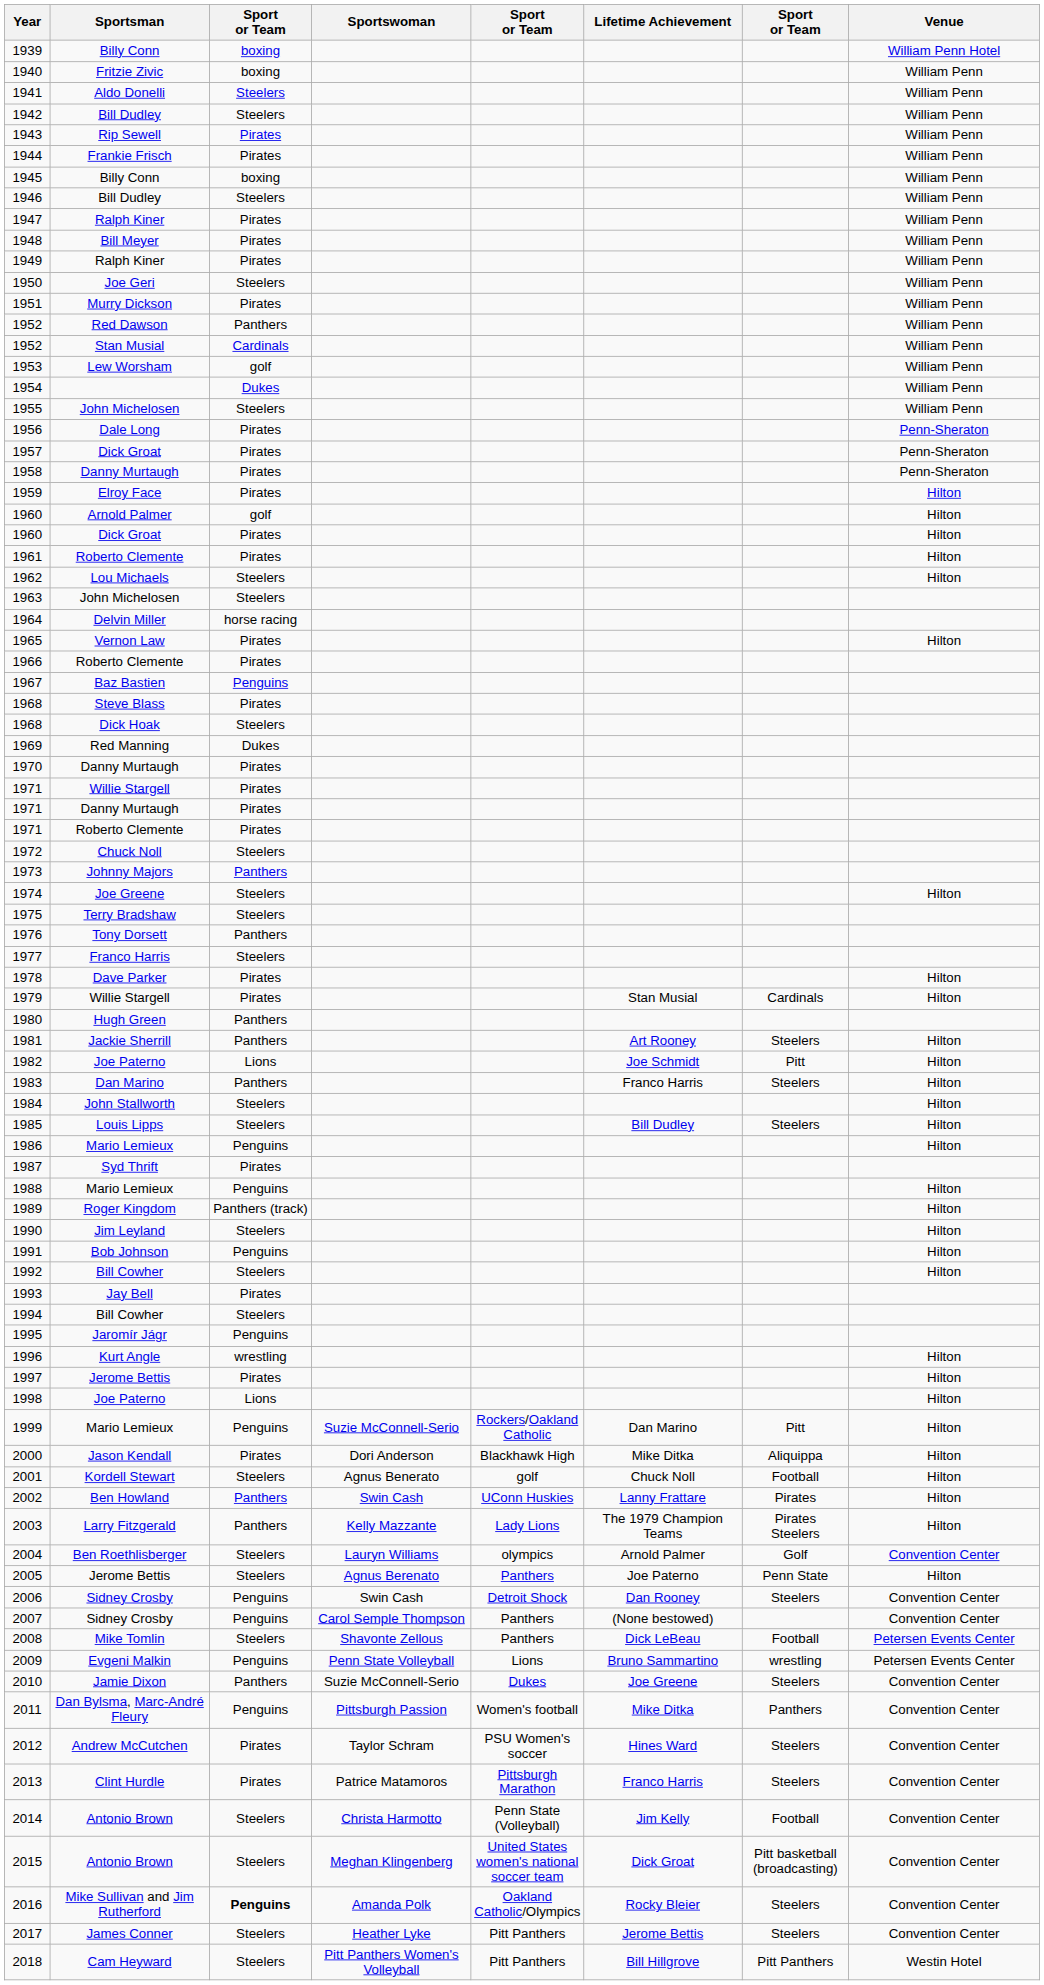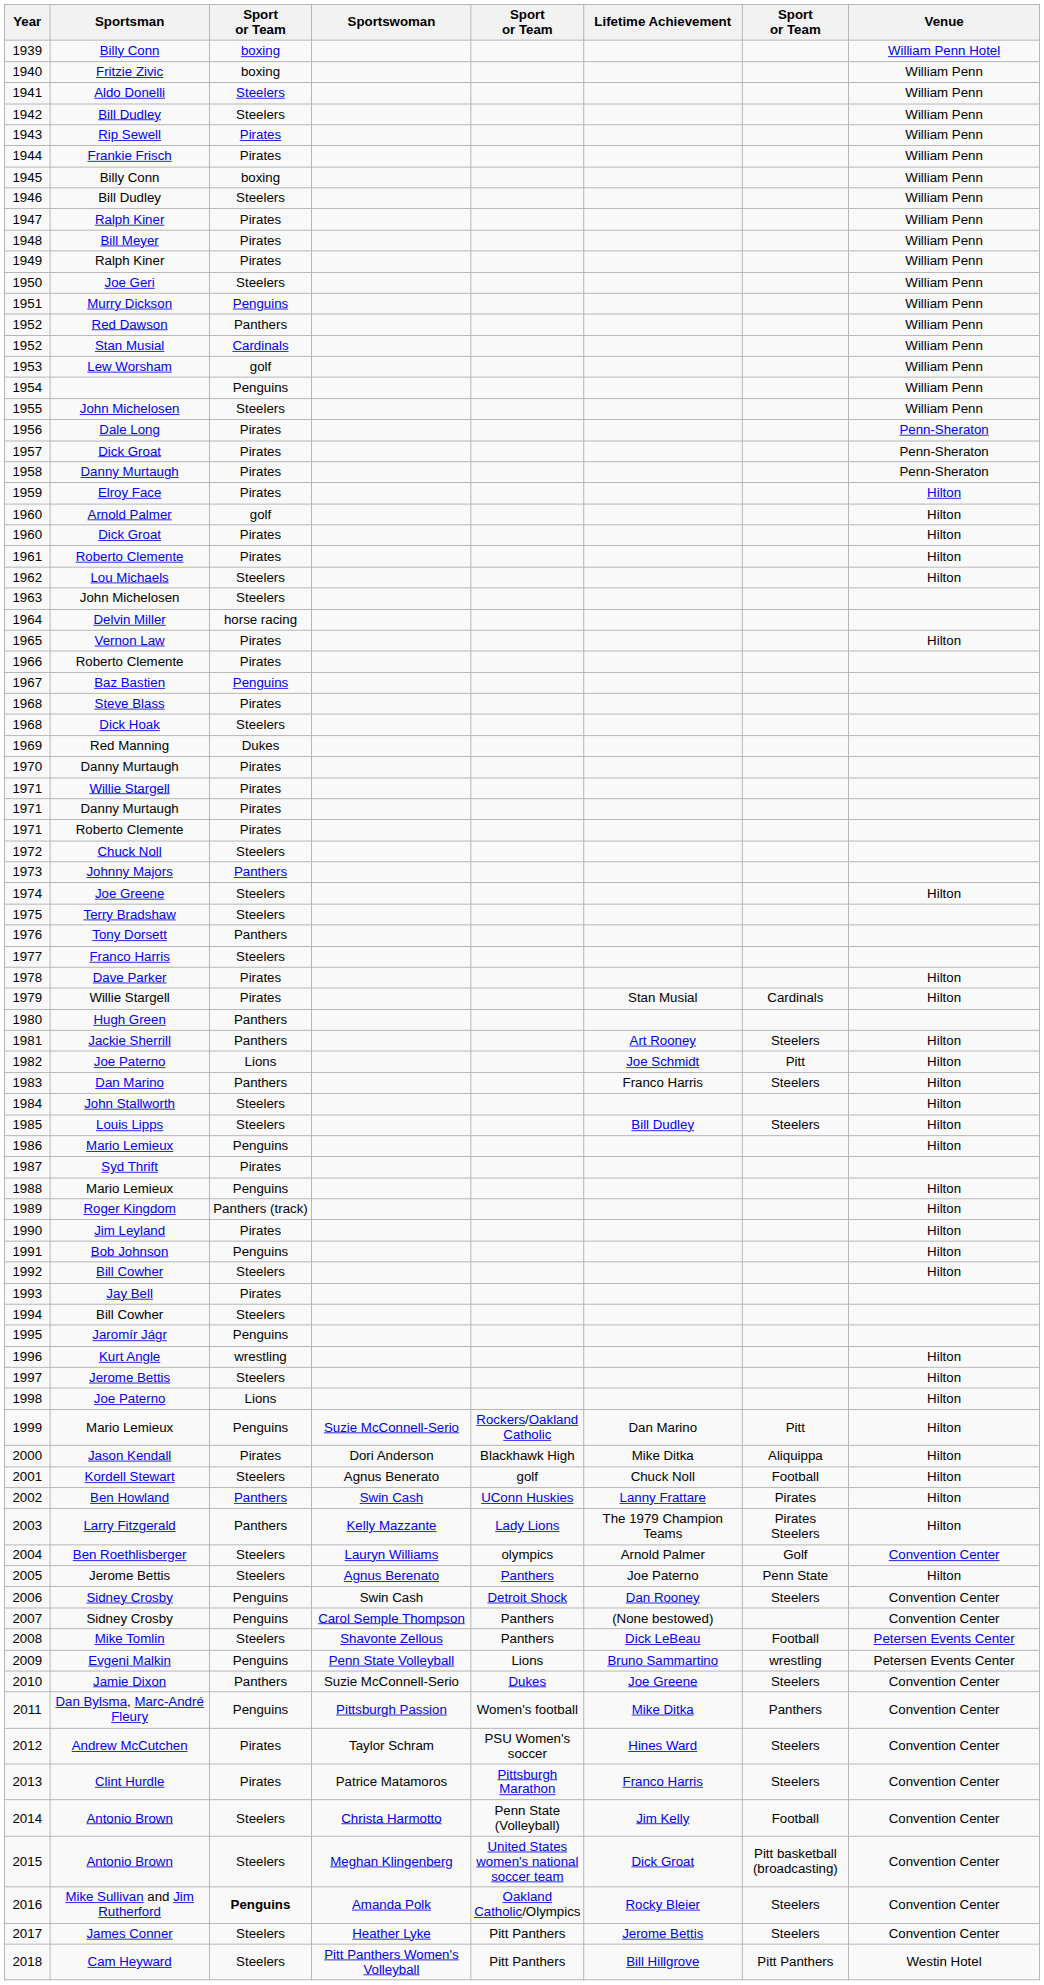(260, 303) Pirates -> (260, 303) Penguins
(260, 388) Dukes -> (260, 388) Penguins
(260, 1230) Steelers -> (260, 1230) Pirates
(260, 1377) Pirates -> (260, 1377) Steelers
